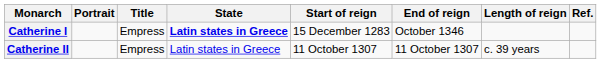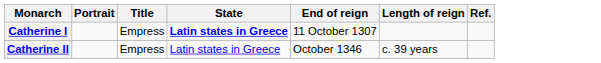- column: (341, 13)
(429, 31) October 1346 -> (335, 31) 11 October 1307
(437, 49) 11 October 1307 -> (327, 49) October 1346
